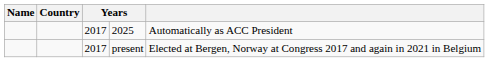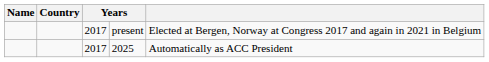rows swapped: (123, 30) <-> (128, 48)
